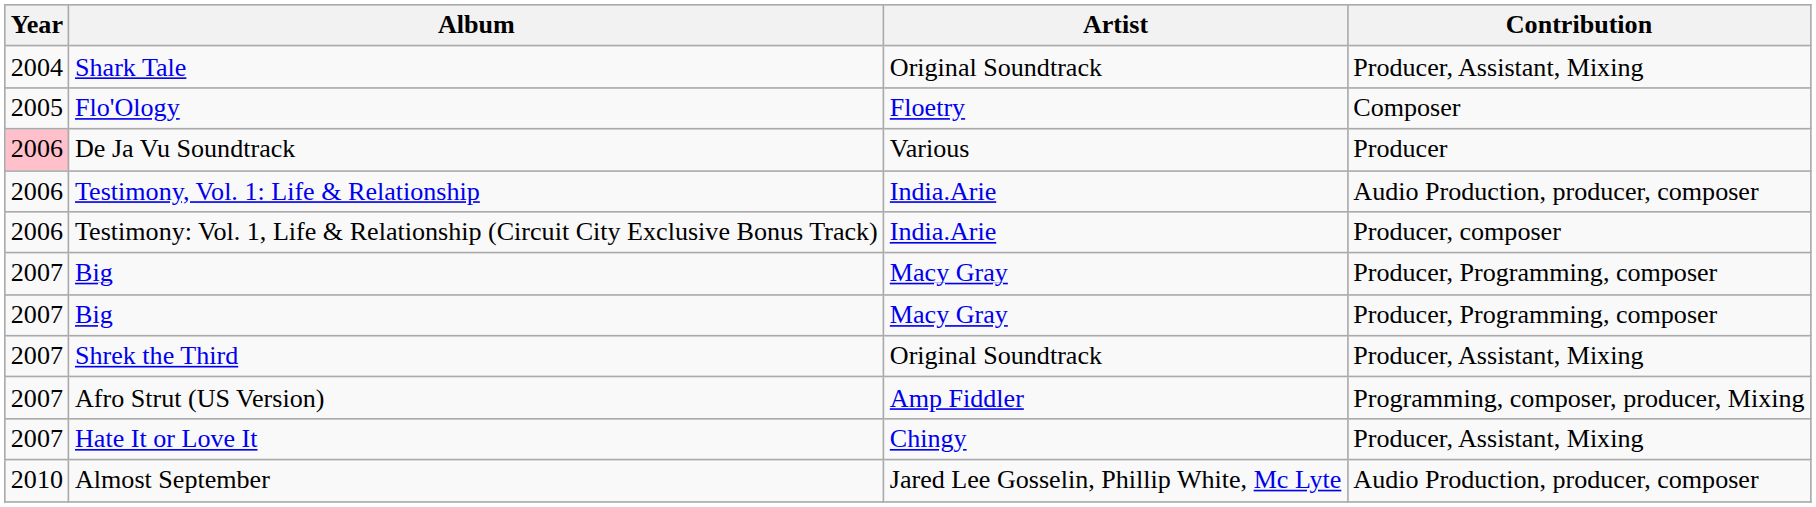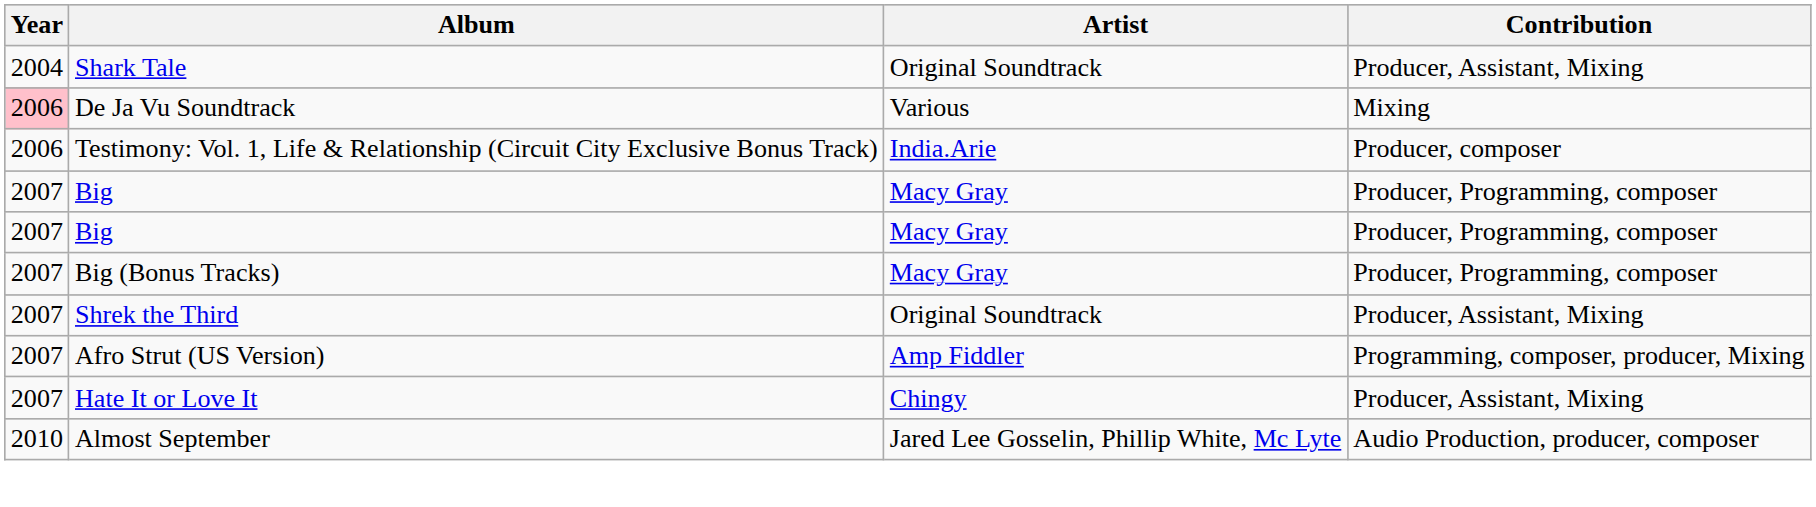- row: (127, 107)
(1400, 149) Producer -> (1392, 107) Mixing
- row: (277, 190)
+ row: (177, 273)
